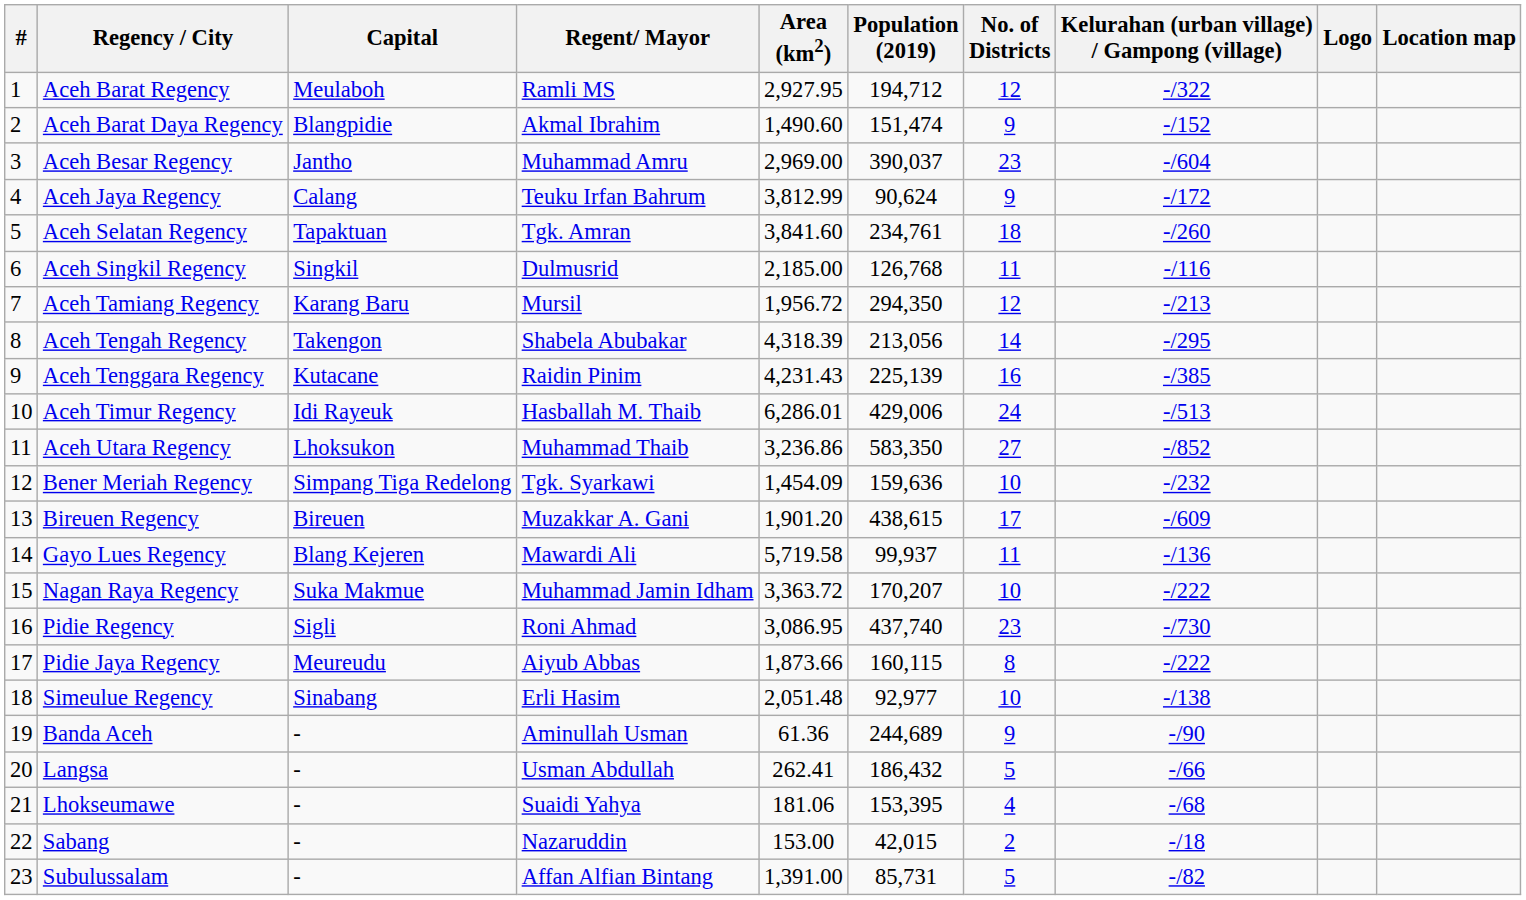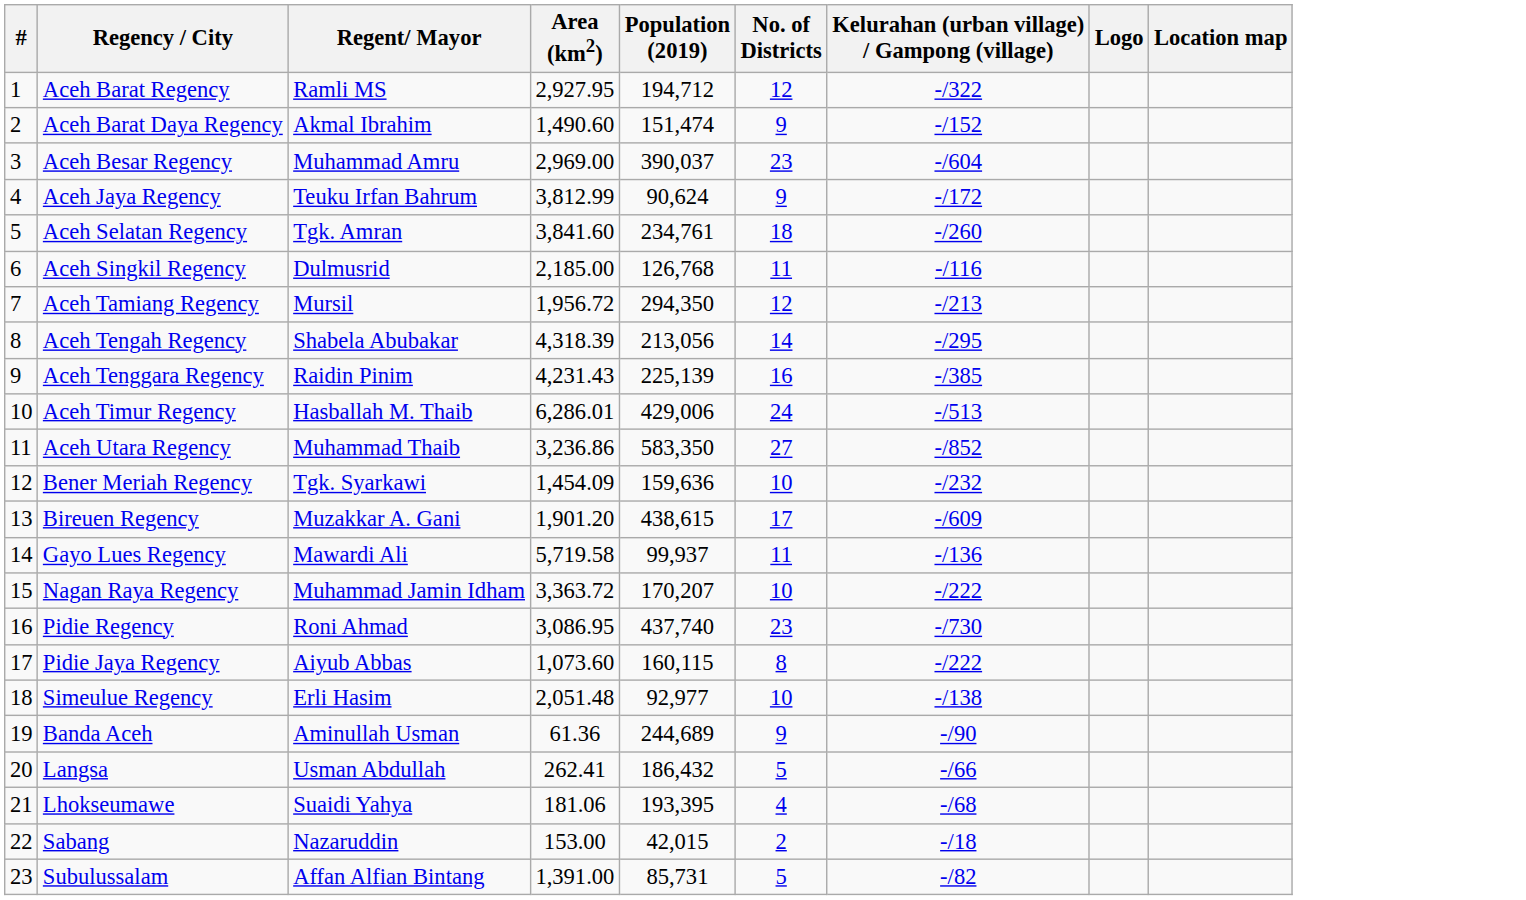- column: (402, 38)
(803, 662) 1,873.66 -> (575, 662) 1,073.60
(906, 805) 153,395 -> (677, 805) 193,395
